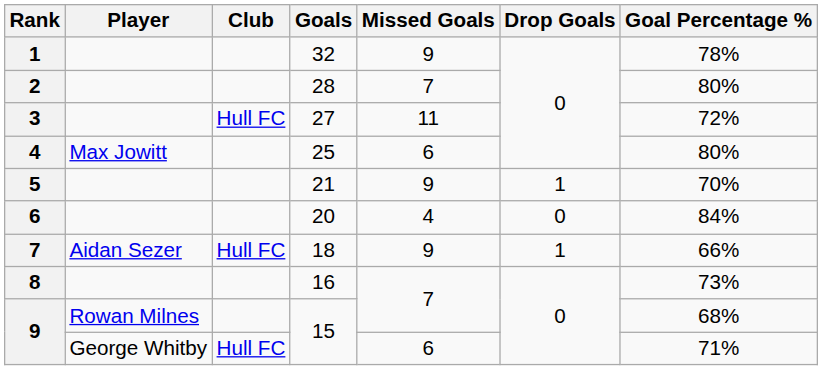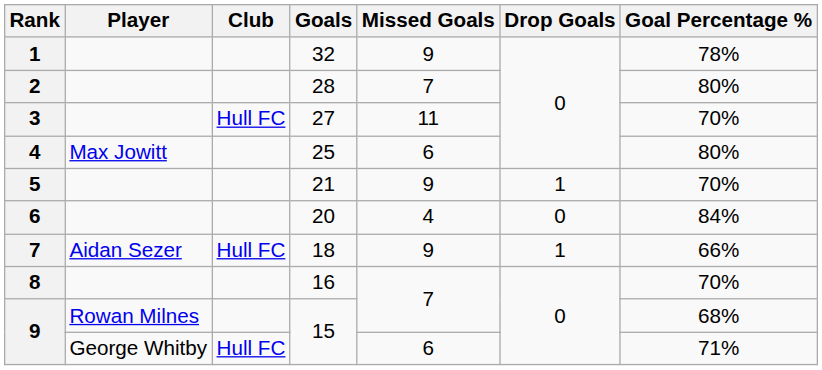(719, 119) 72% -> (719, 119) 70%
(719, 282) 73% -> (719, 282) 70%
